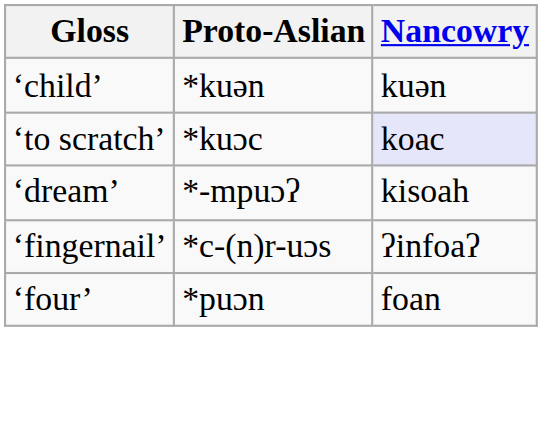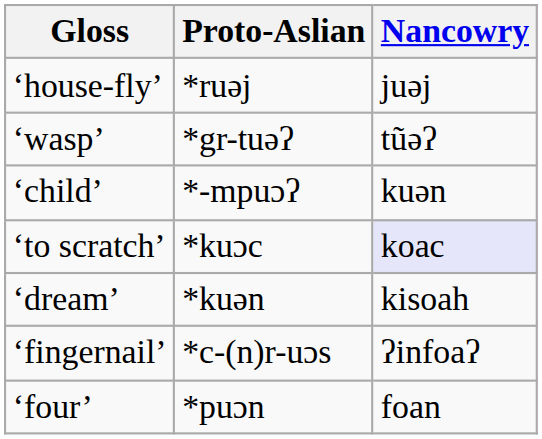+ row: (88, 84)
+ row: (59, 138)
(223, 84) *kuən -> (241, 191) *-mpuɔʔ
(241, 191) *-mpuɔʔ -> (223, 298) *kuən
